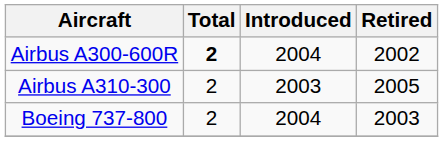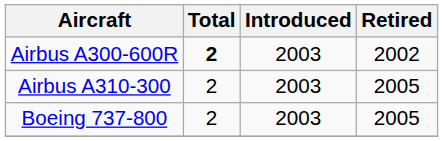(298, 53) 2004 -> (298, 53) 2003
(298, 119) 2004 -> (298, 119) 2003
(397, 119) 2003 -> (397, 119) 2005
